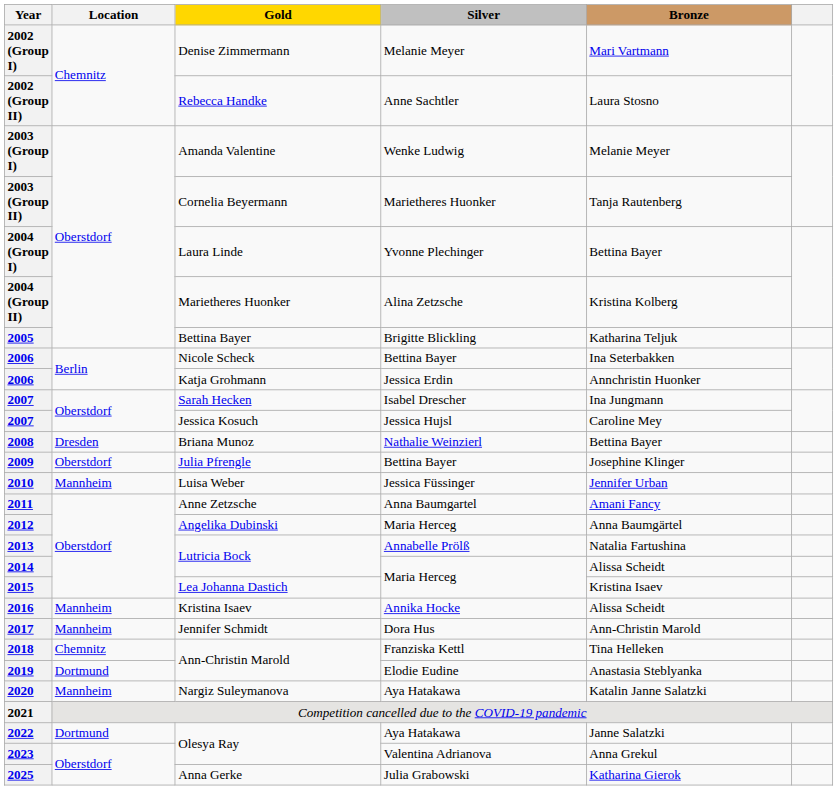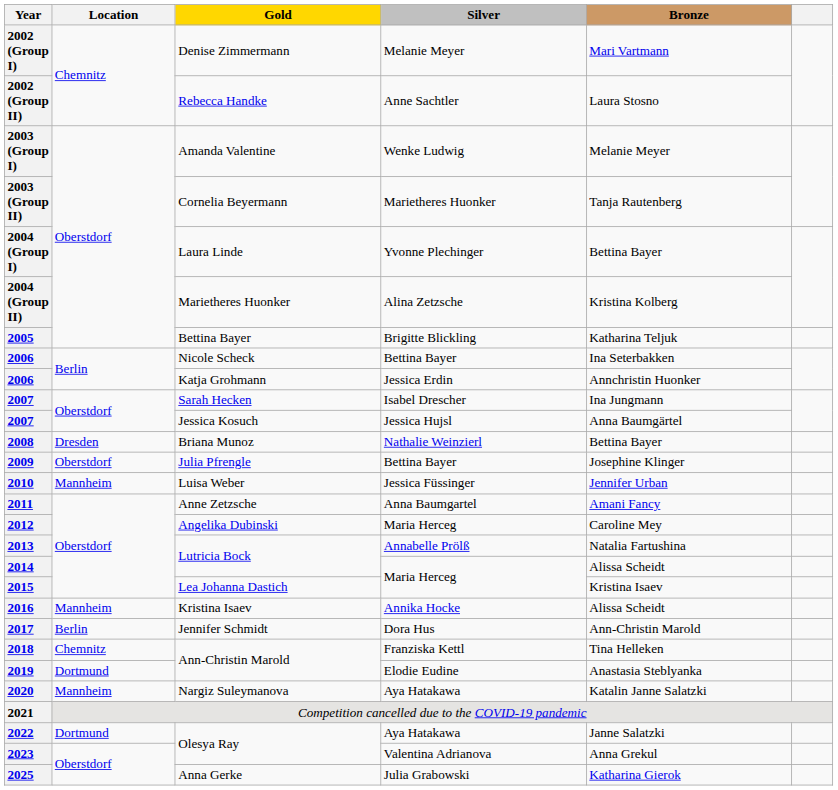(626, 420) Caroline Mey -> (636, 420) Anna Baumgärtel
(636, 524) Anna Baumgärtel -> (626, 524) Caroline Mey
(83, 628) Mannheim -> (71, 628) Berlin
